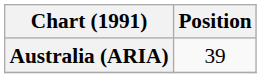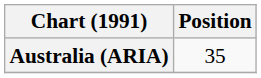(215, 55) 39 -> (215, 55) 35
